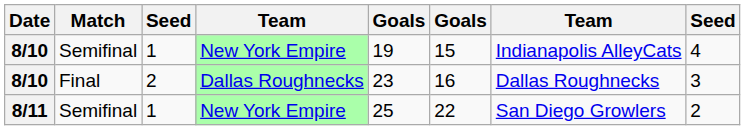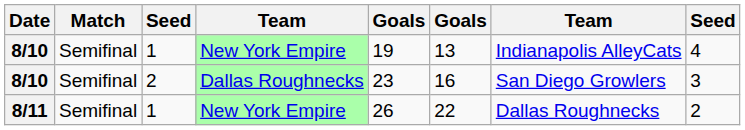(445, 50) 15 -> (445, 50) 13
(80, 80) Final -> (98, 80) Semifinal
(578, 80) Dallas Roughnecks -> (581, 80) San Diego Growlers
(383, 110) 25 -> (383, 110) 26
(581, 110) San Diego Growlers -> (578, 110) Dallas Roughnecks
